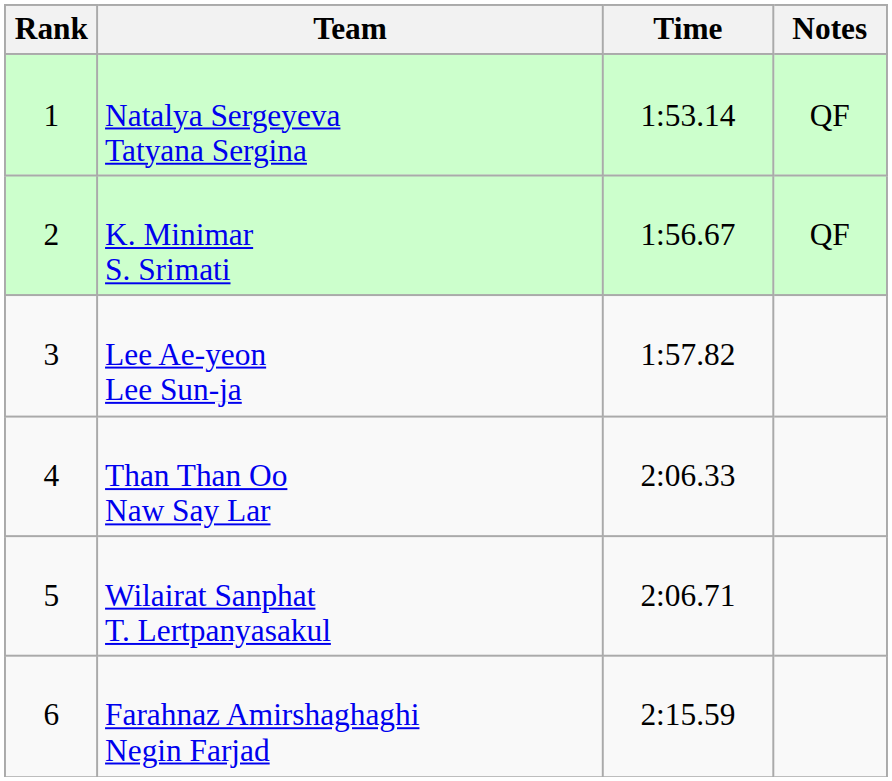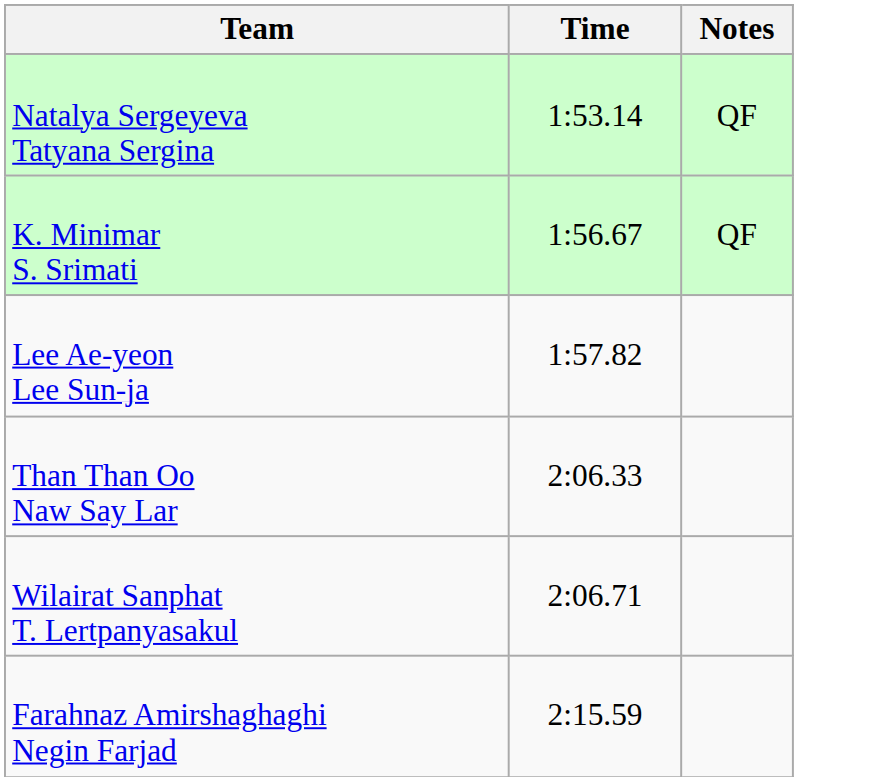- column: (51, 29)
